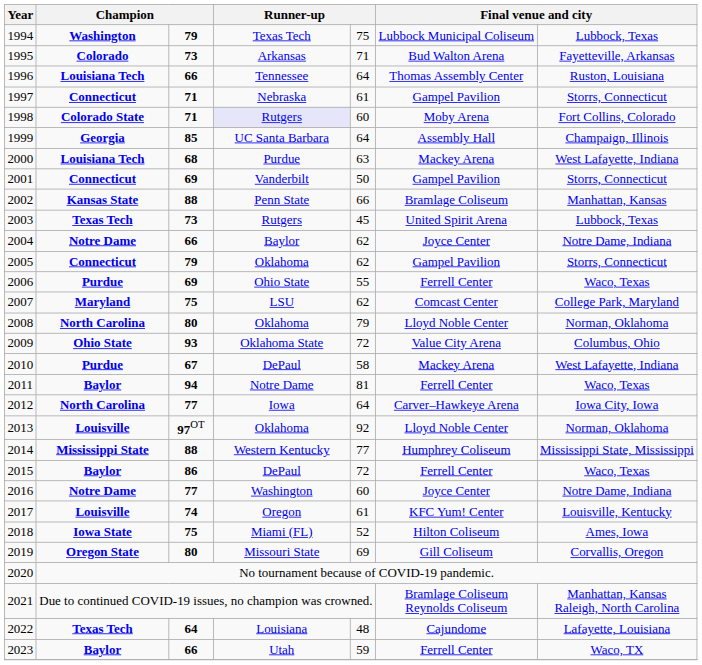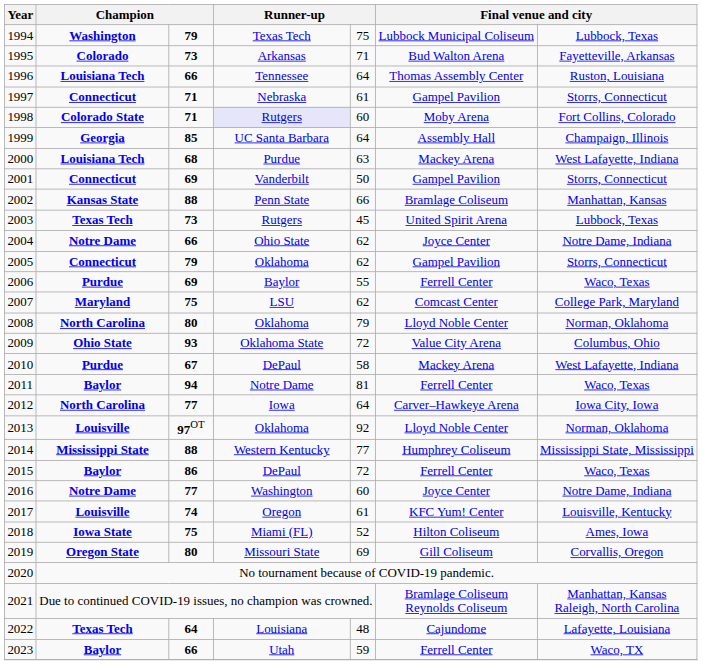(282, 240) Baylor -> (282, 240) Ohio State
(282, 281) Ohio State -> (282, 281) Baylor
